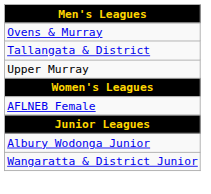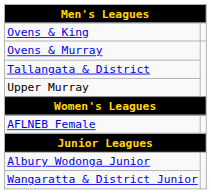+ row: (48, 32)
